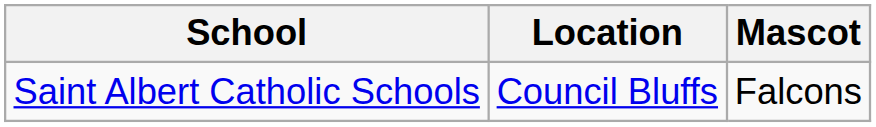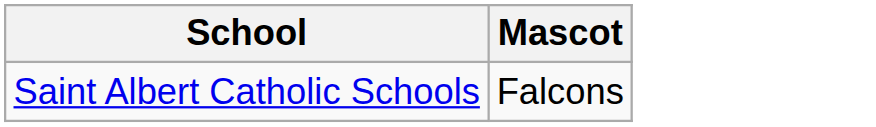- column: (607, 33)
